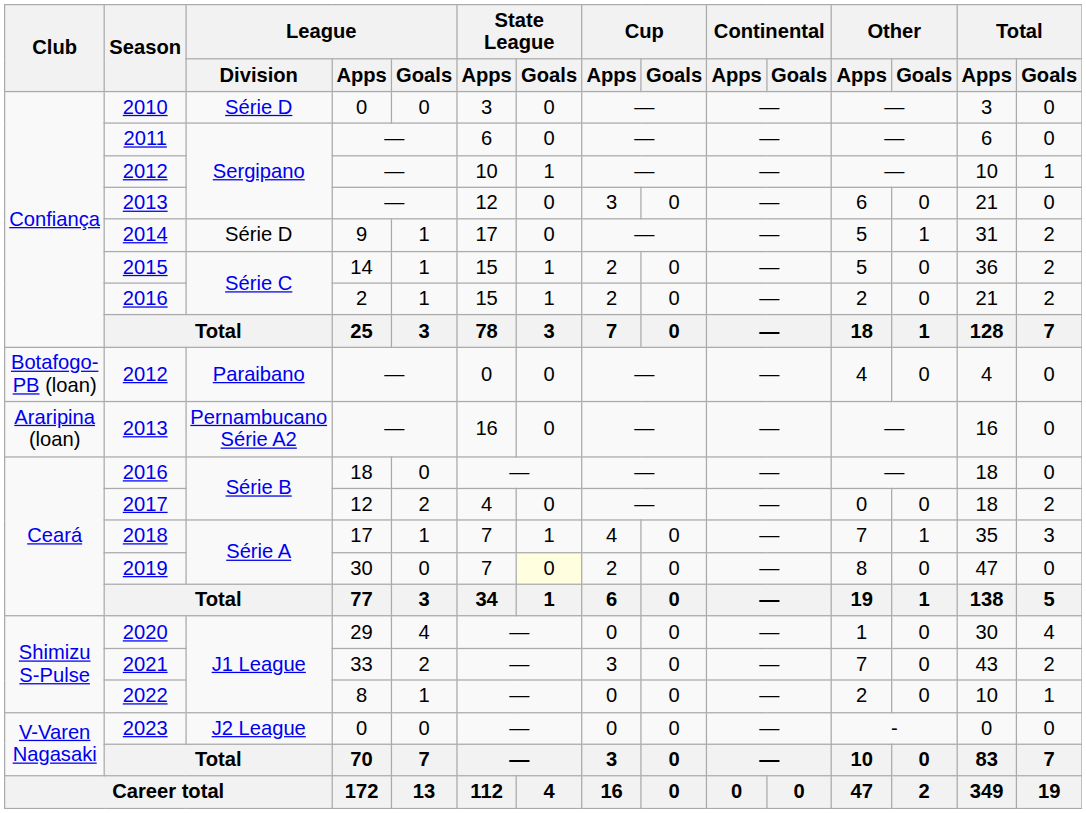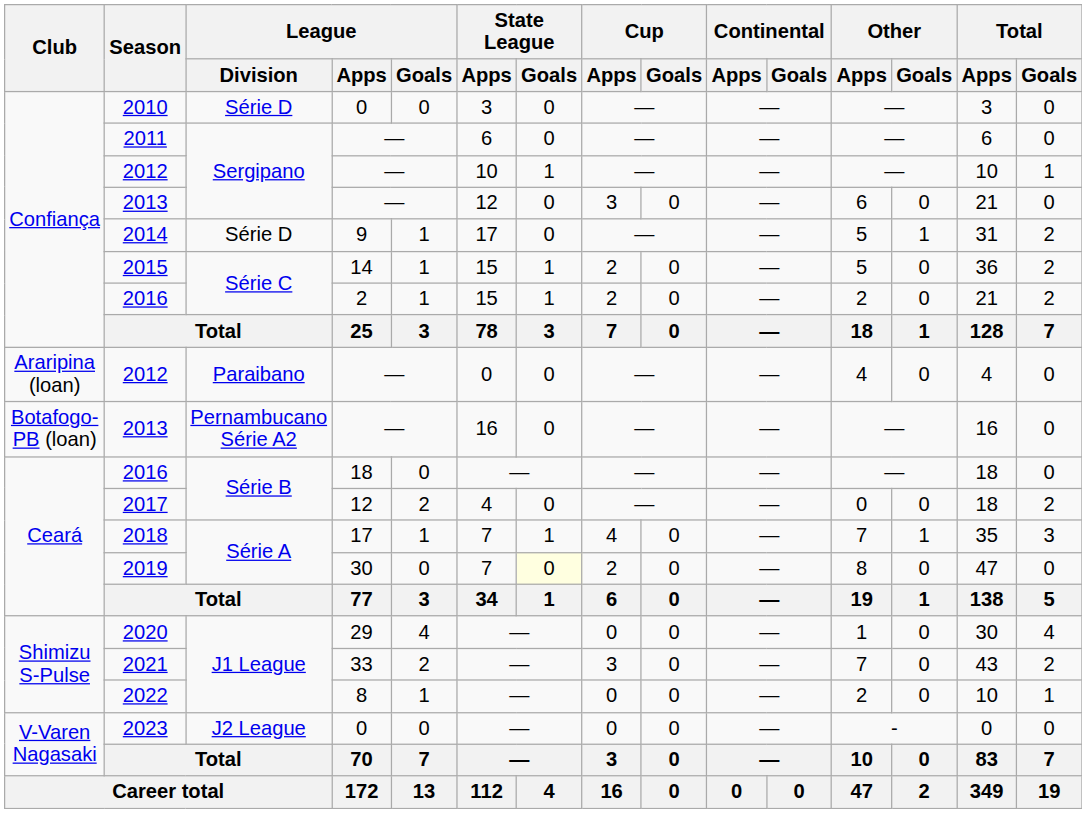(55, 374) Botafogo-PB (loan) -> (55, 374) Araripina (loan)
(55, 428) Araripina (loan) -> (55, 428) Botafogo-PB (loan)
